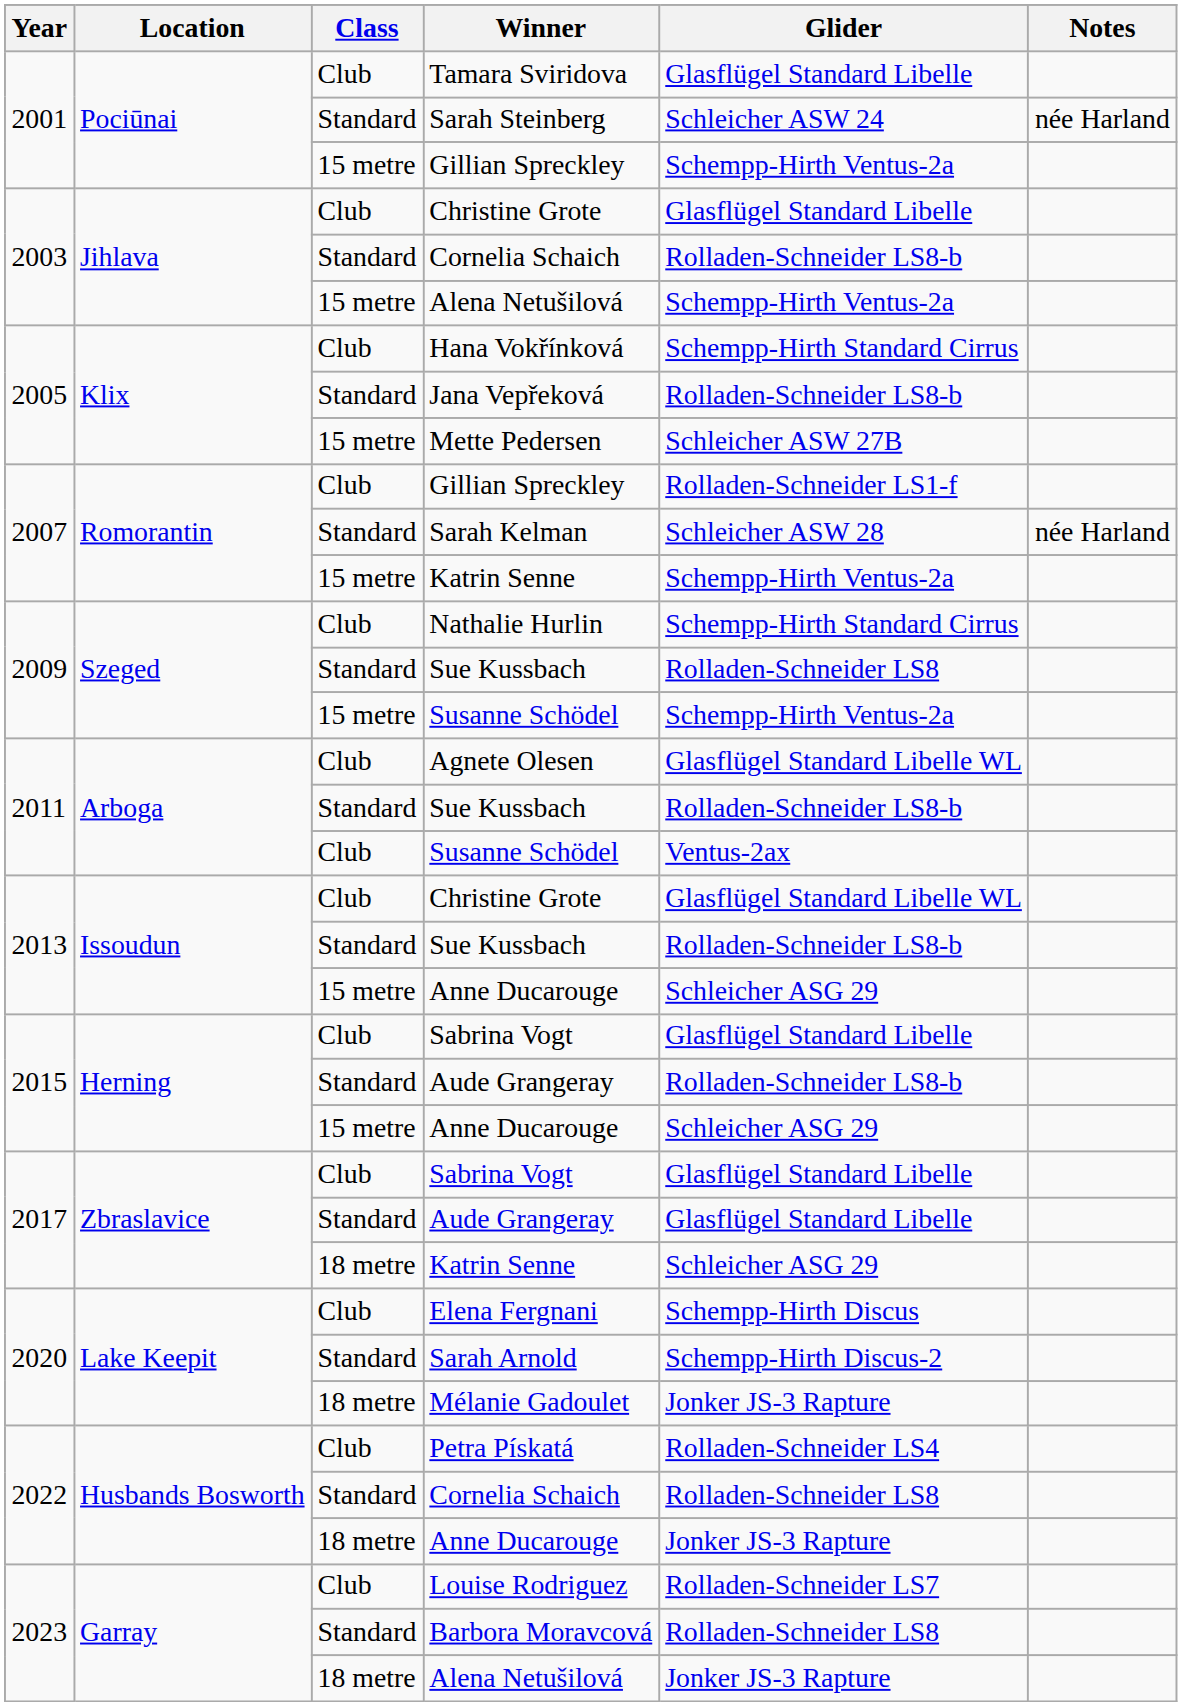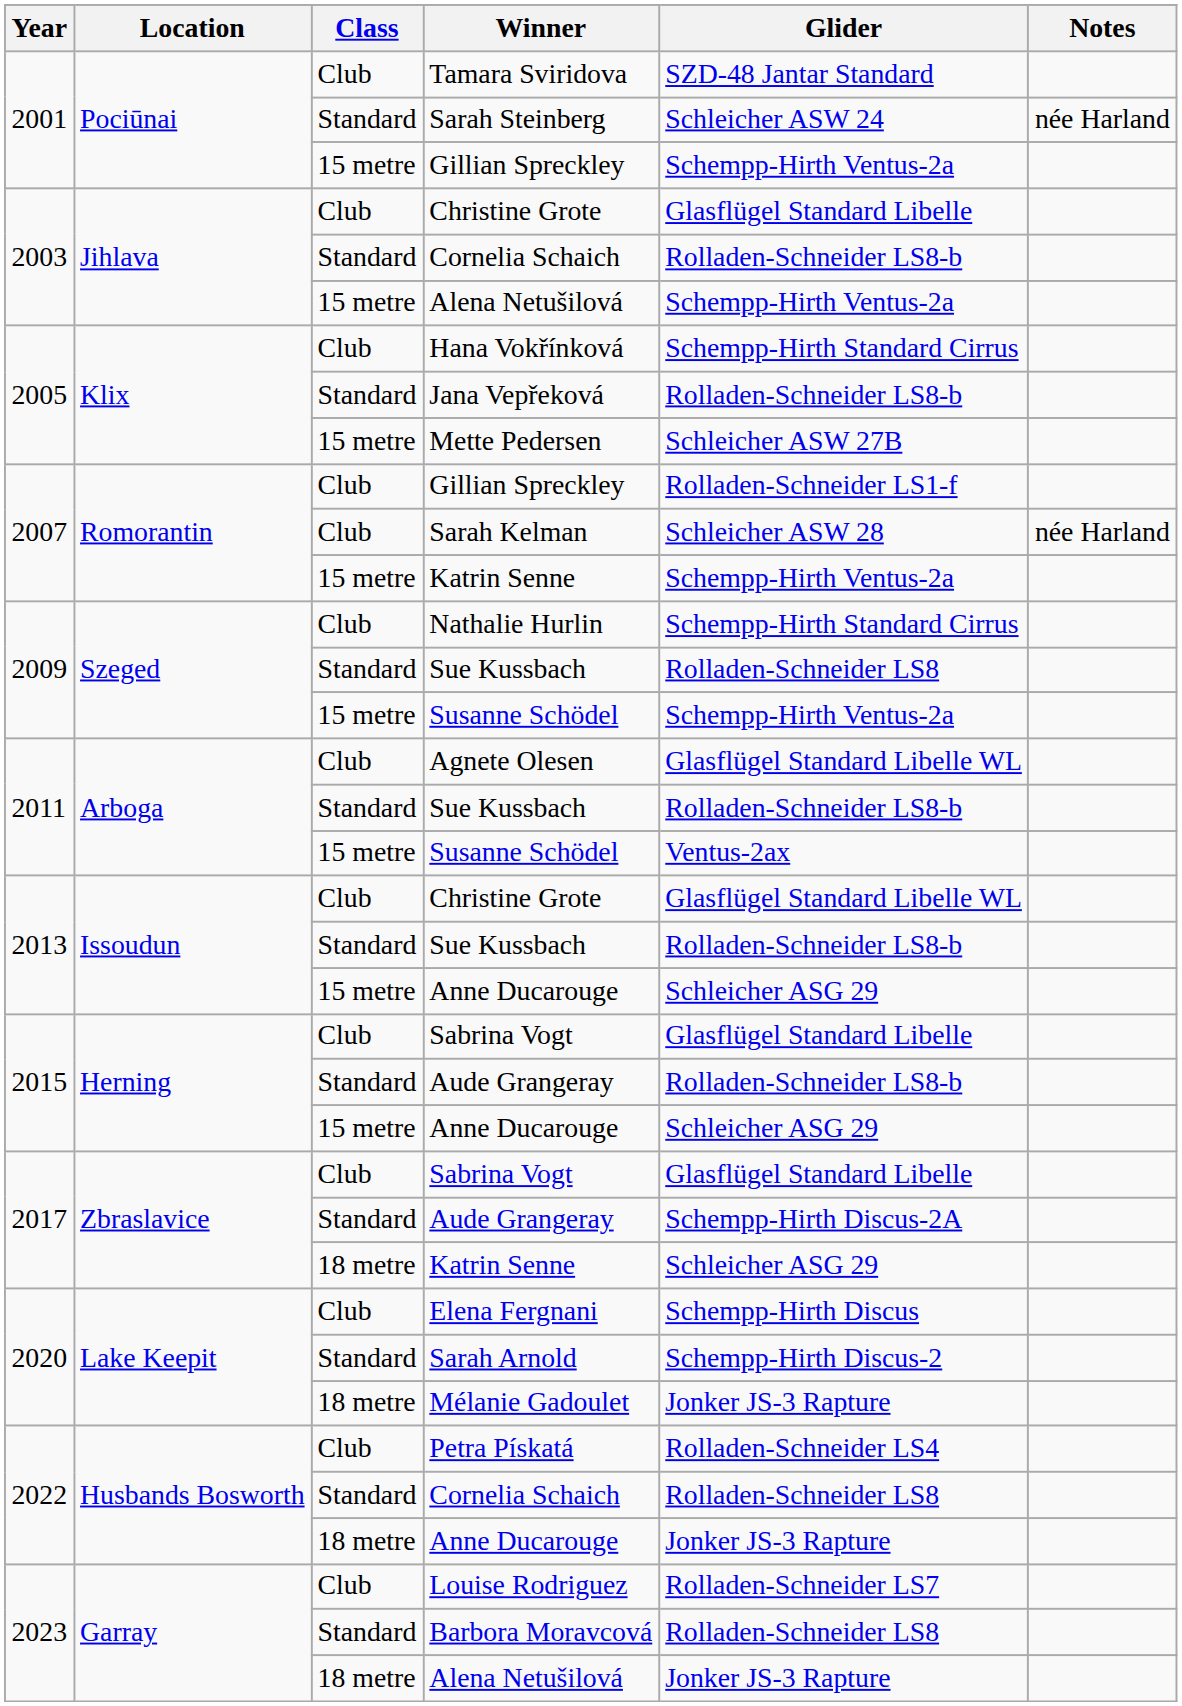(819, 73) Glasflügel Standard Libelle -> (799, 73) SZD-48 Jantar Standard
(367, 532) Standard -> (345, 532) Club
(345, 852) Club -> (367, 852) 15 metre
(819, 1219) Glasflügel Standard Libelle -> (814, 1219) Schempp-Hirth Discus-2A
